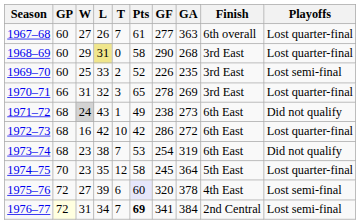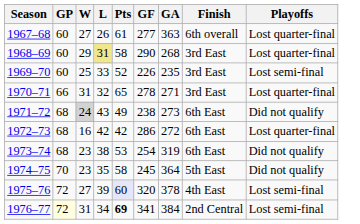- column: (121, 14)
(188, 92) 269 -> (170, 92) 271
(310, 170) Lost quarter-final -> (286, 170) Did not qualify
